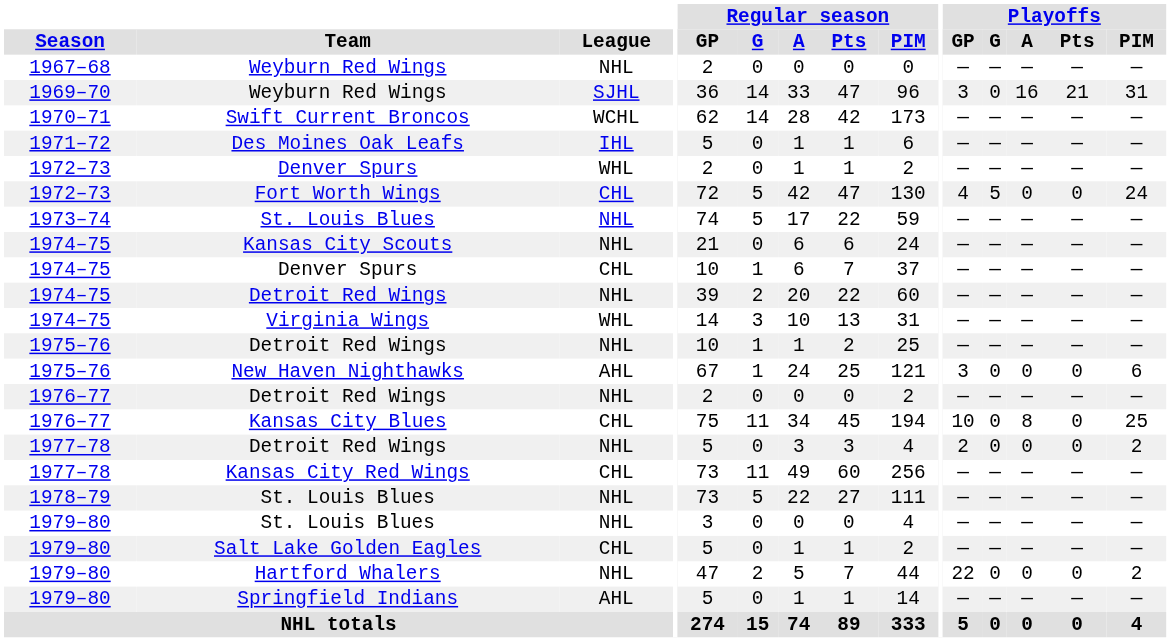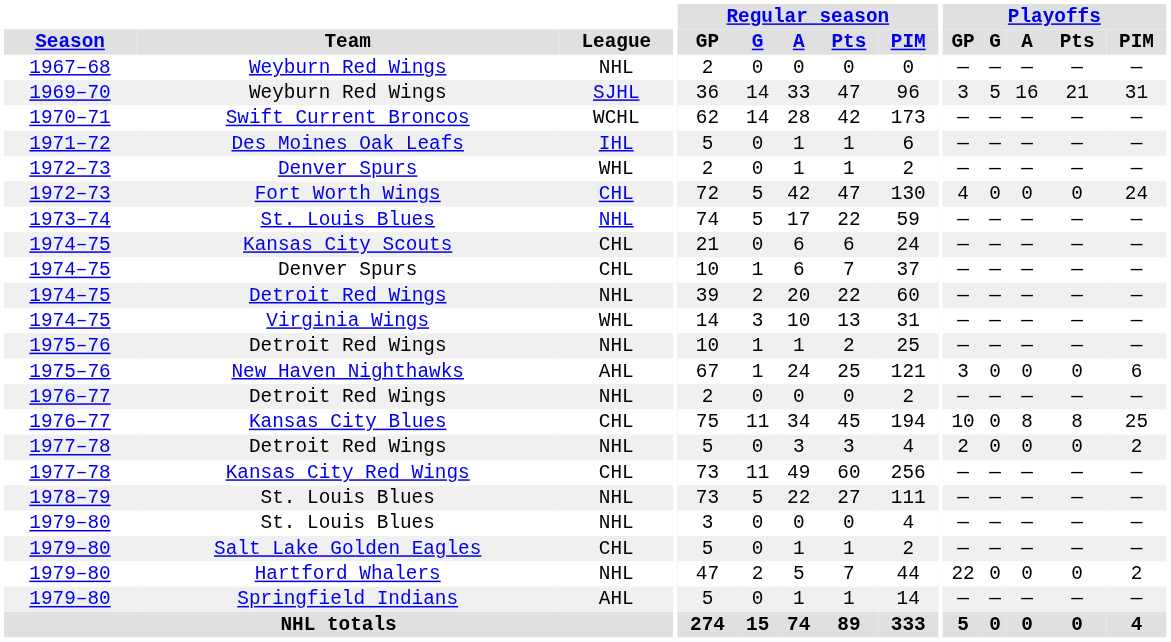(995, 93) 0 -> (995, 93) 5
(995, 194) 5 -> (995, 194) 0
(616, 245) NHL -> (616, 245) CHL
(1077, 422) 0 -> (1077, 422) 8
